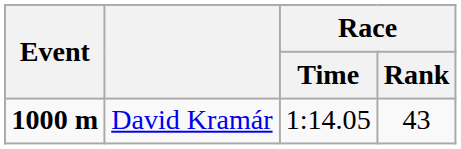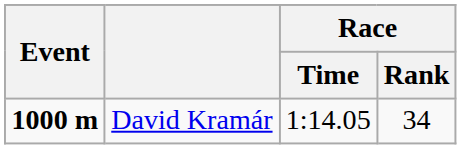(417, 120) 43 -> (417, 120) 34
